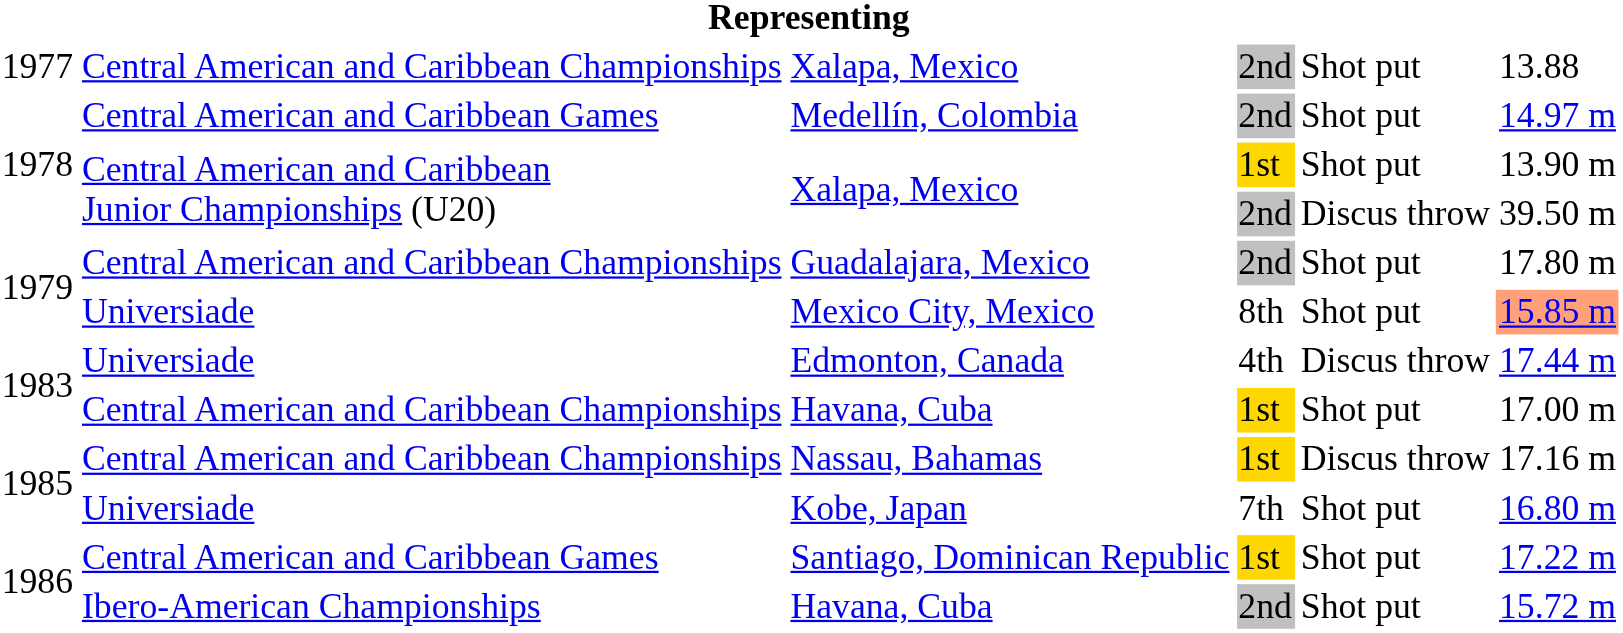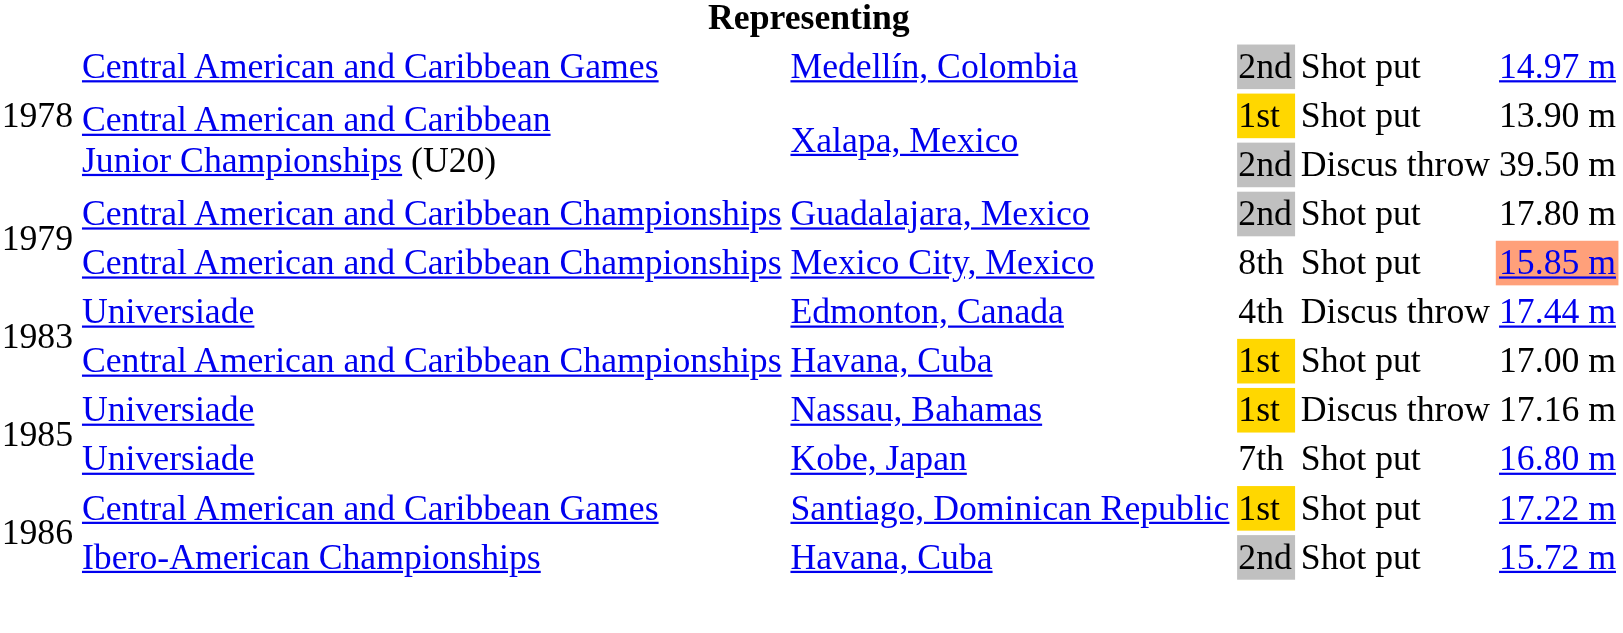- row: (37, 66)
(168, 311) Universiade -> (432, 262) Central American and Caribbean Championships
(432, 458) Central American and Caribbean Championships -> (168, 409) Universiade
